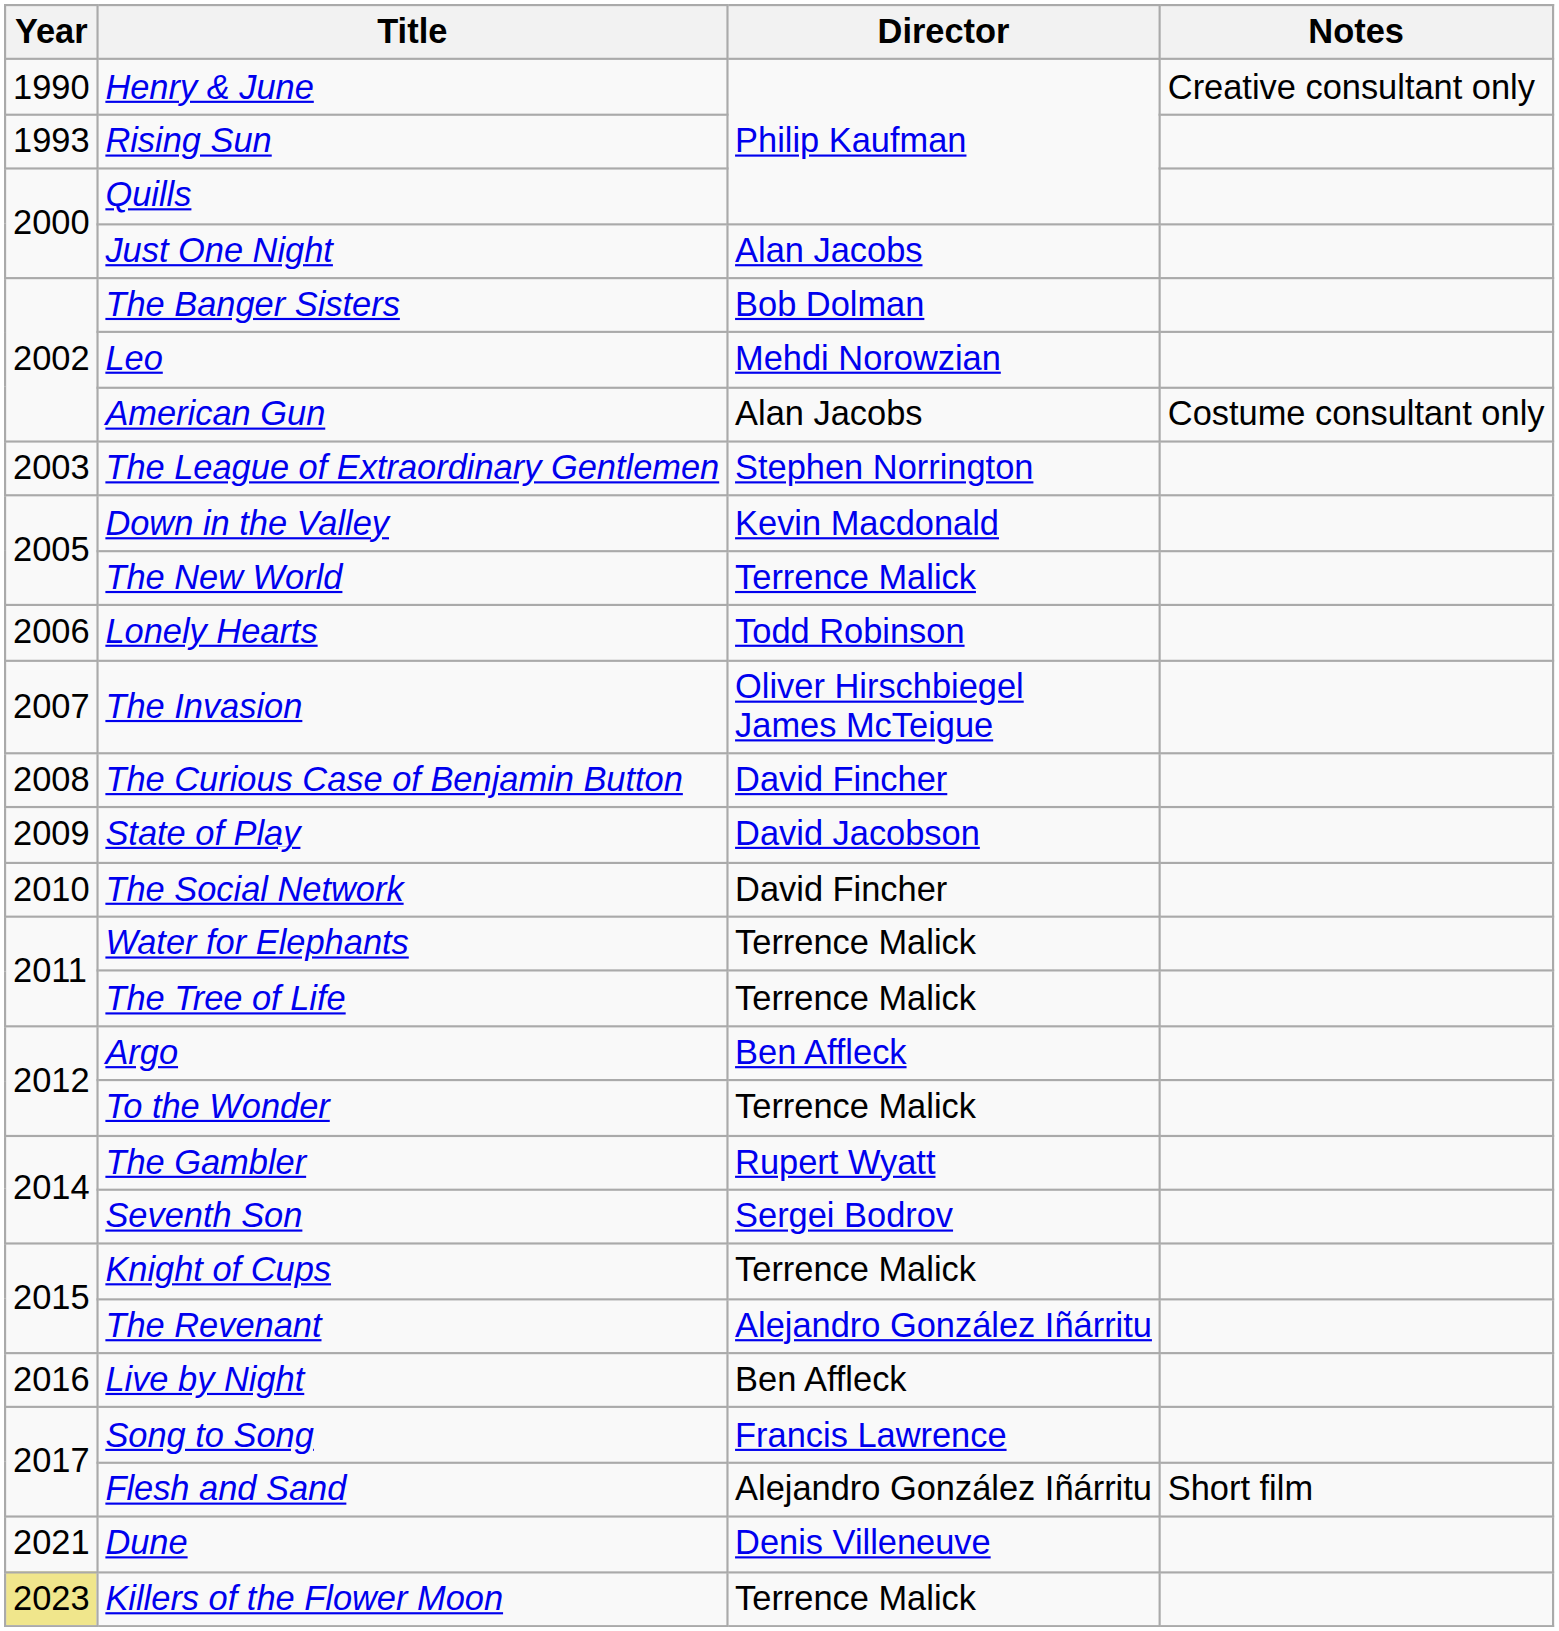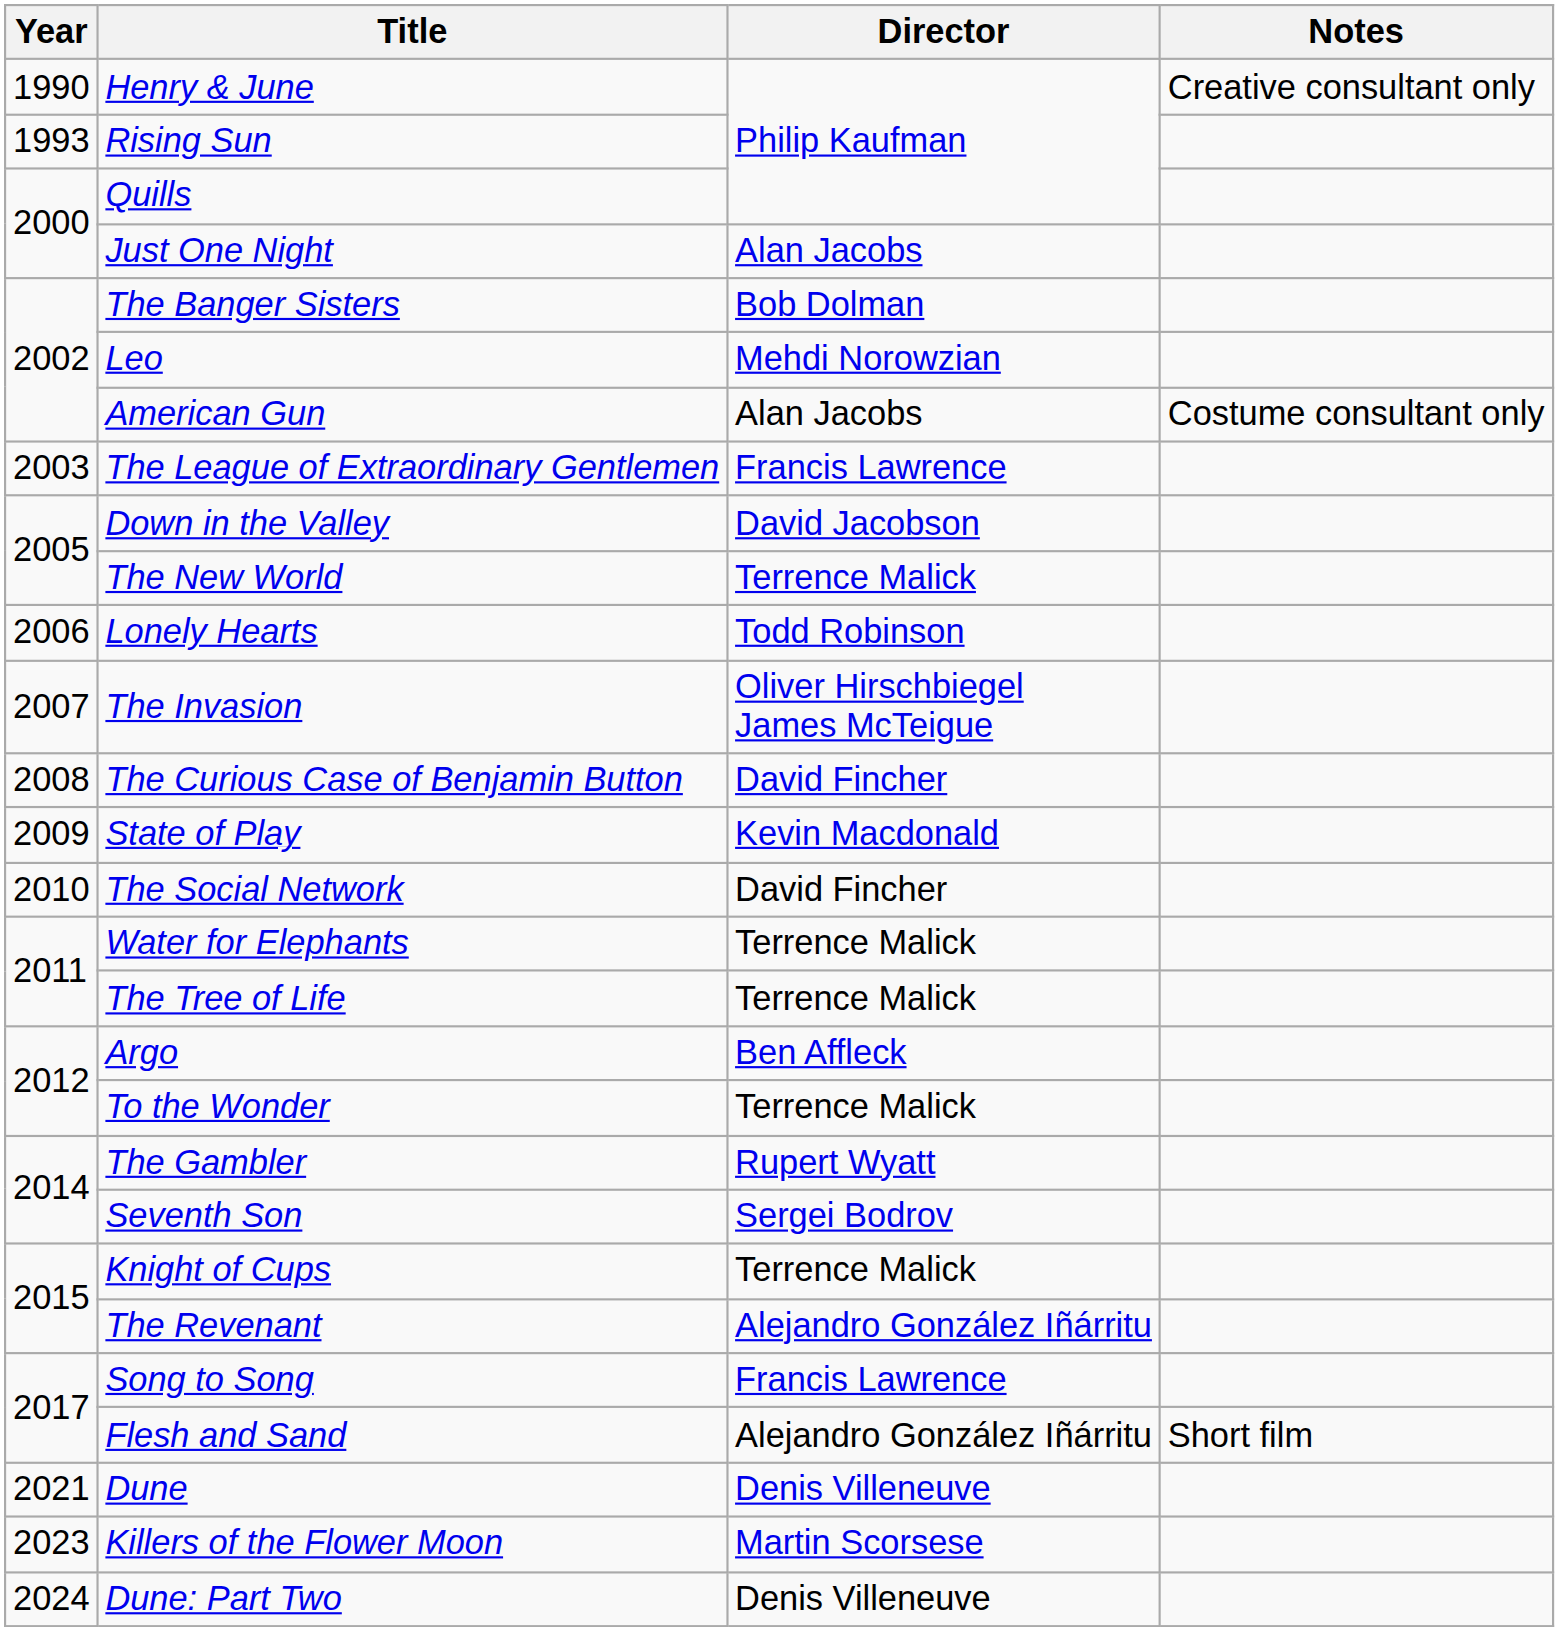(884, 468) Stephen Norrington -> (871, 468) Francis Lawrence
(867, 522) Kevin Macdonald -> (857, 522) David Jacobson
(857, 834) David Jacobson -> (867, 834) Kevin Macdonald
- row: (205, 1379)
(51, 1598) khaki background -> (51, 1543) no background
(856, 1598) Terrence Malick -> (859, 1543) Martin Scorsese
+ row: (224, 1598)
